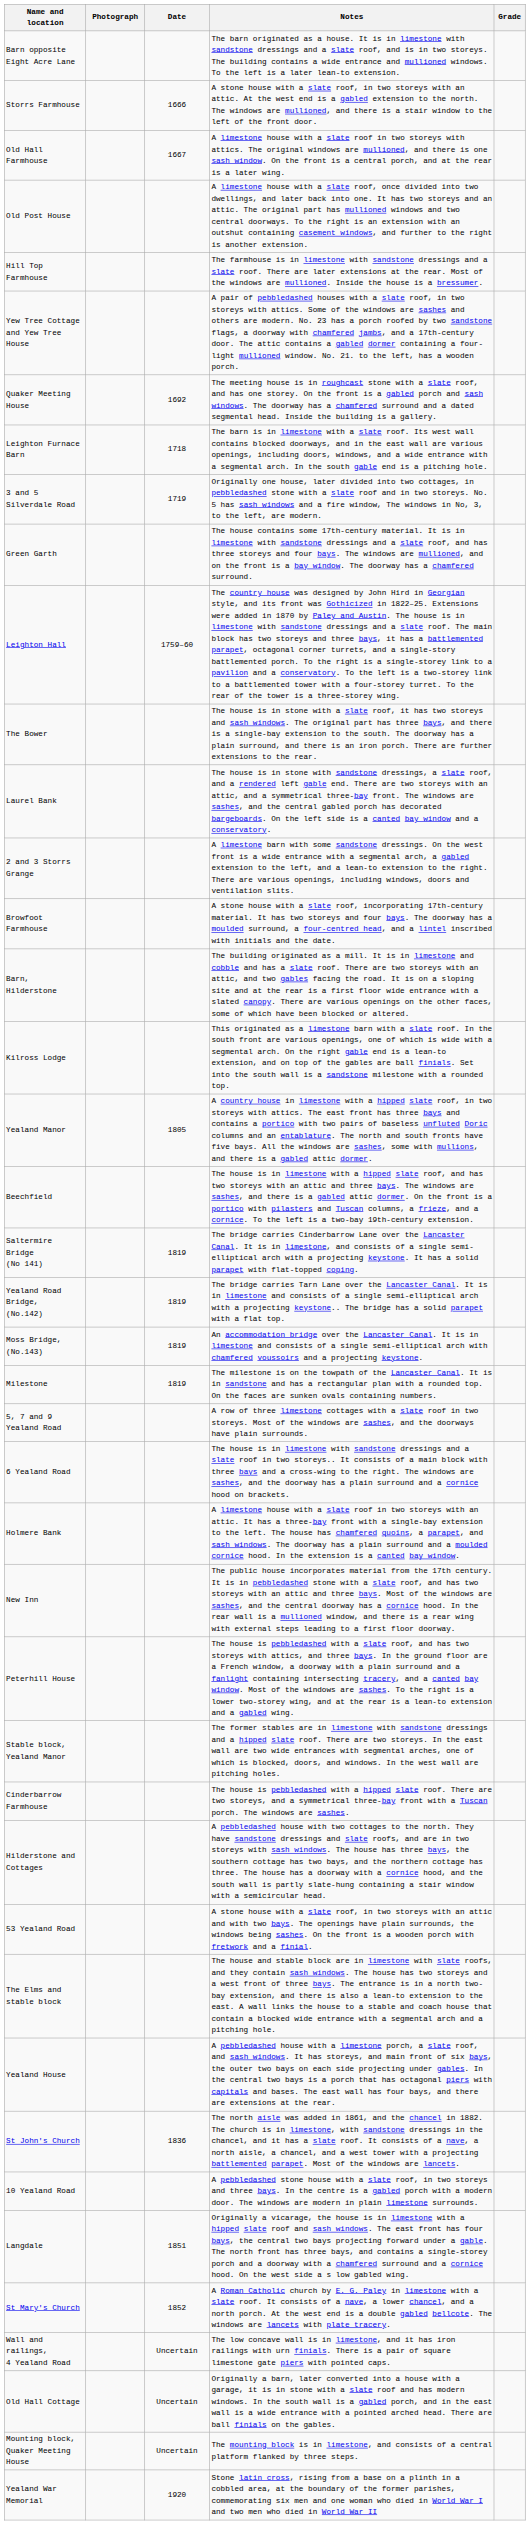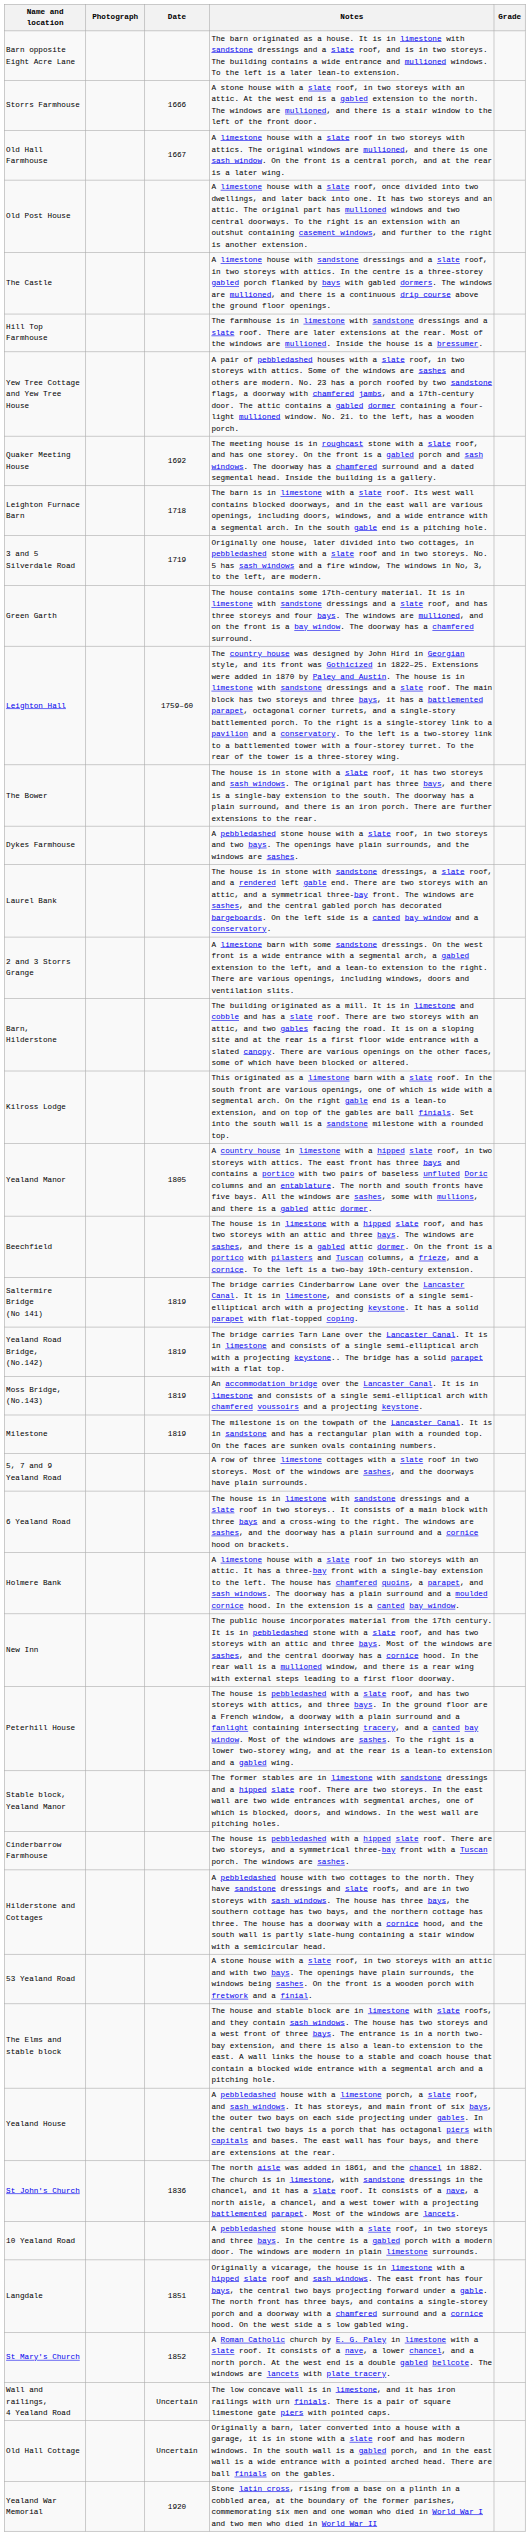+ row: (29, 283)
+ row: (41, 845)
- row: (27, 924)
- row: (41, 2451)
